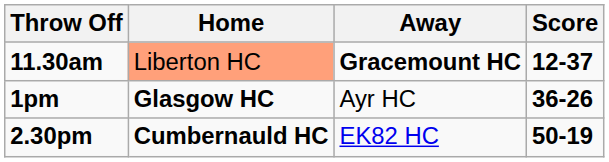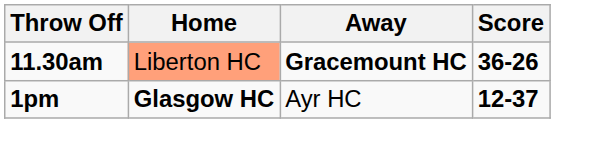(562, 61) 12-37 -> (508, 61) 36-26
(562, 99) 36-26 -> (508, 99) 12-37
- row: (51, 136)
